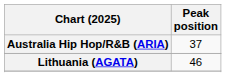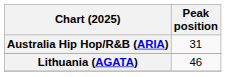(196, 44) 37 -> (196, 44) 31
